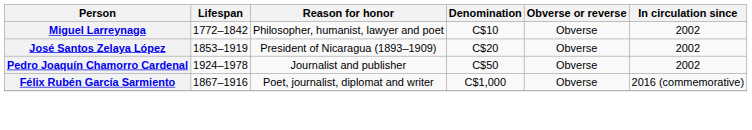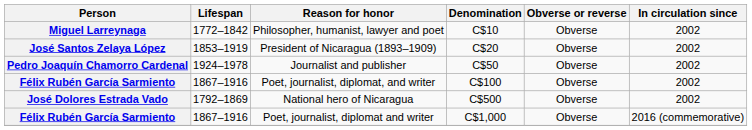+ row: (348, 83)
+ row: (348, 100)
